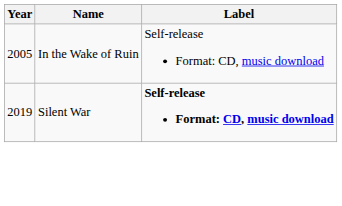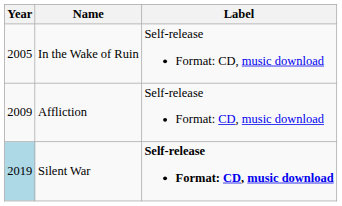+ row: (62, 112)
(20, 112) no background -> (20, 171) lightblue background
